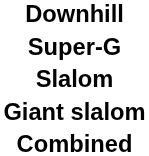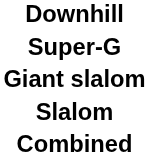rows swapped: (75, 112) <-> (75, 79)
